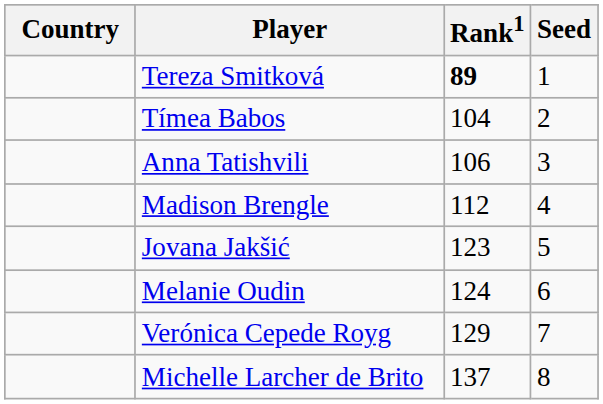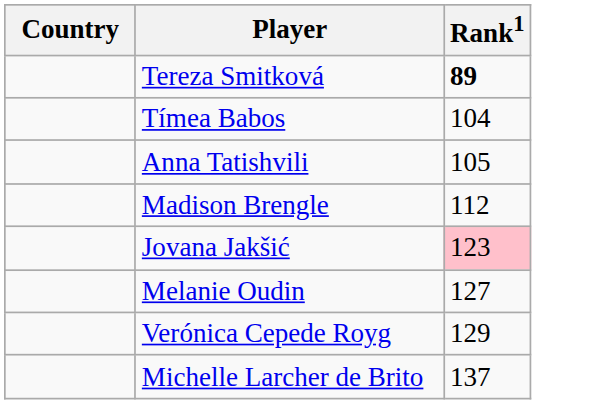- column: (564, 29)
(470, 161) 106 -> (470, 161) 105
(470, 247) no background -> (470, 247) pink background
(470, 290) 124 -> (470, 290) 127
